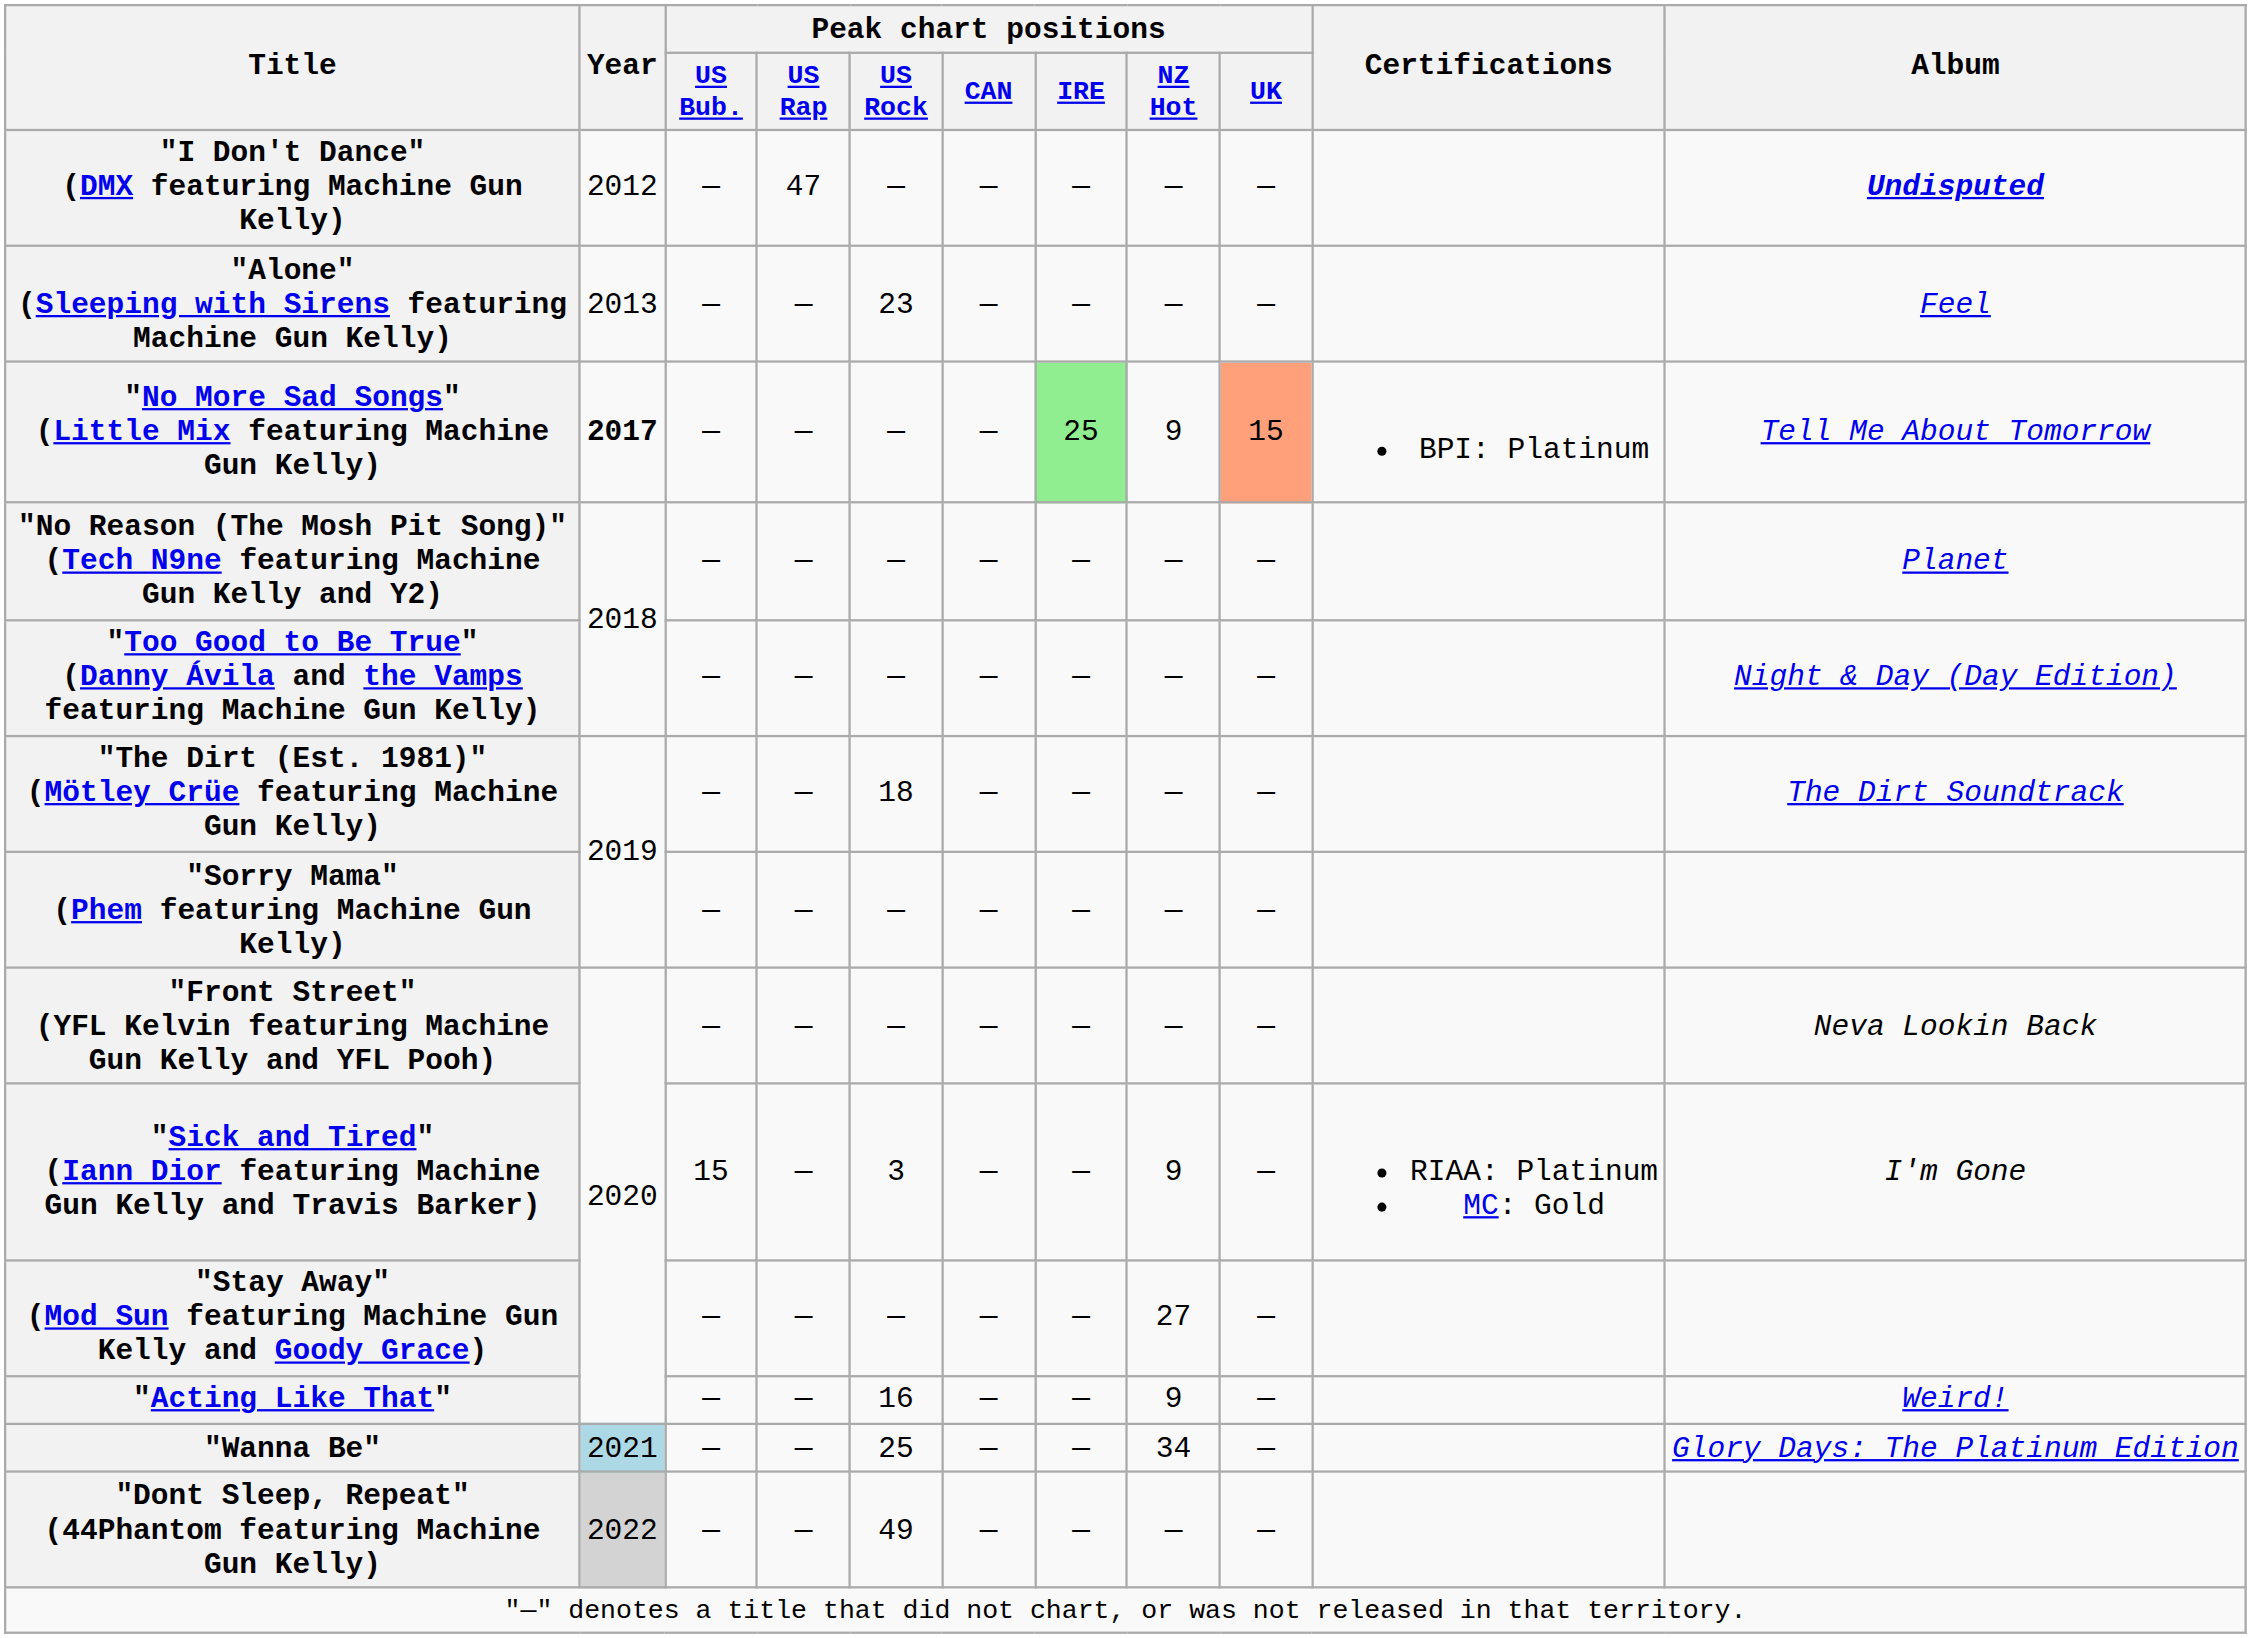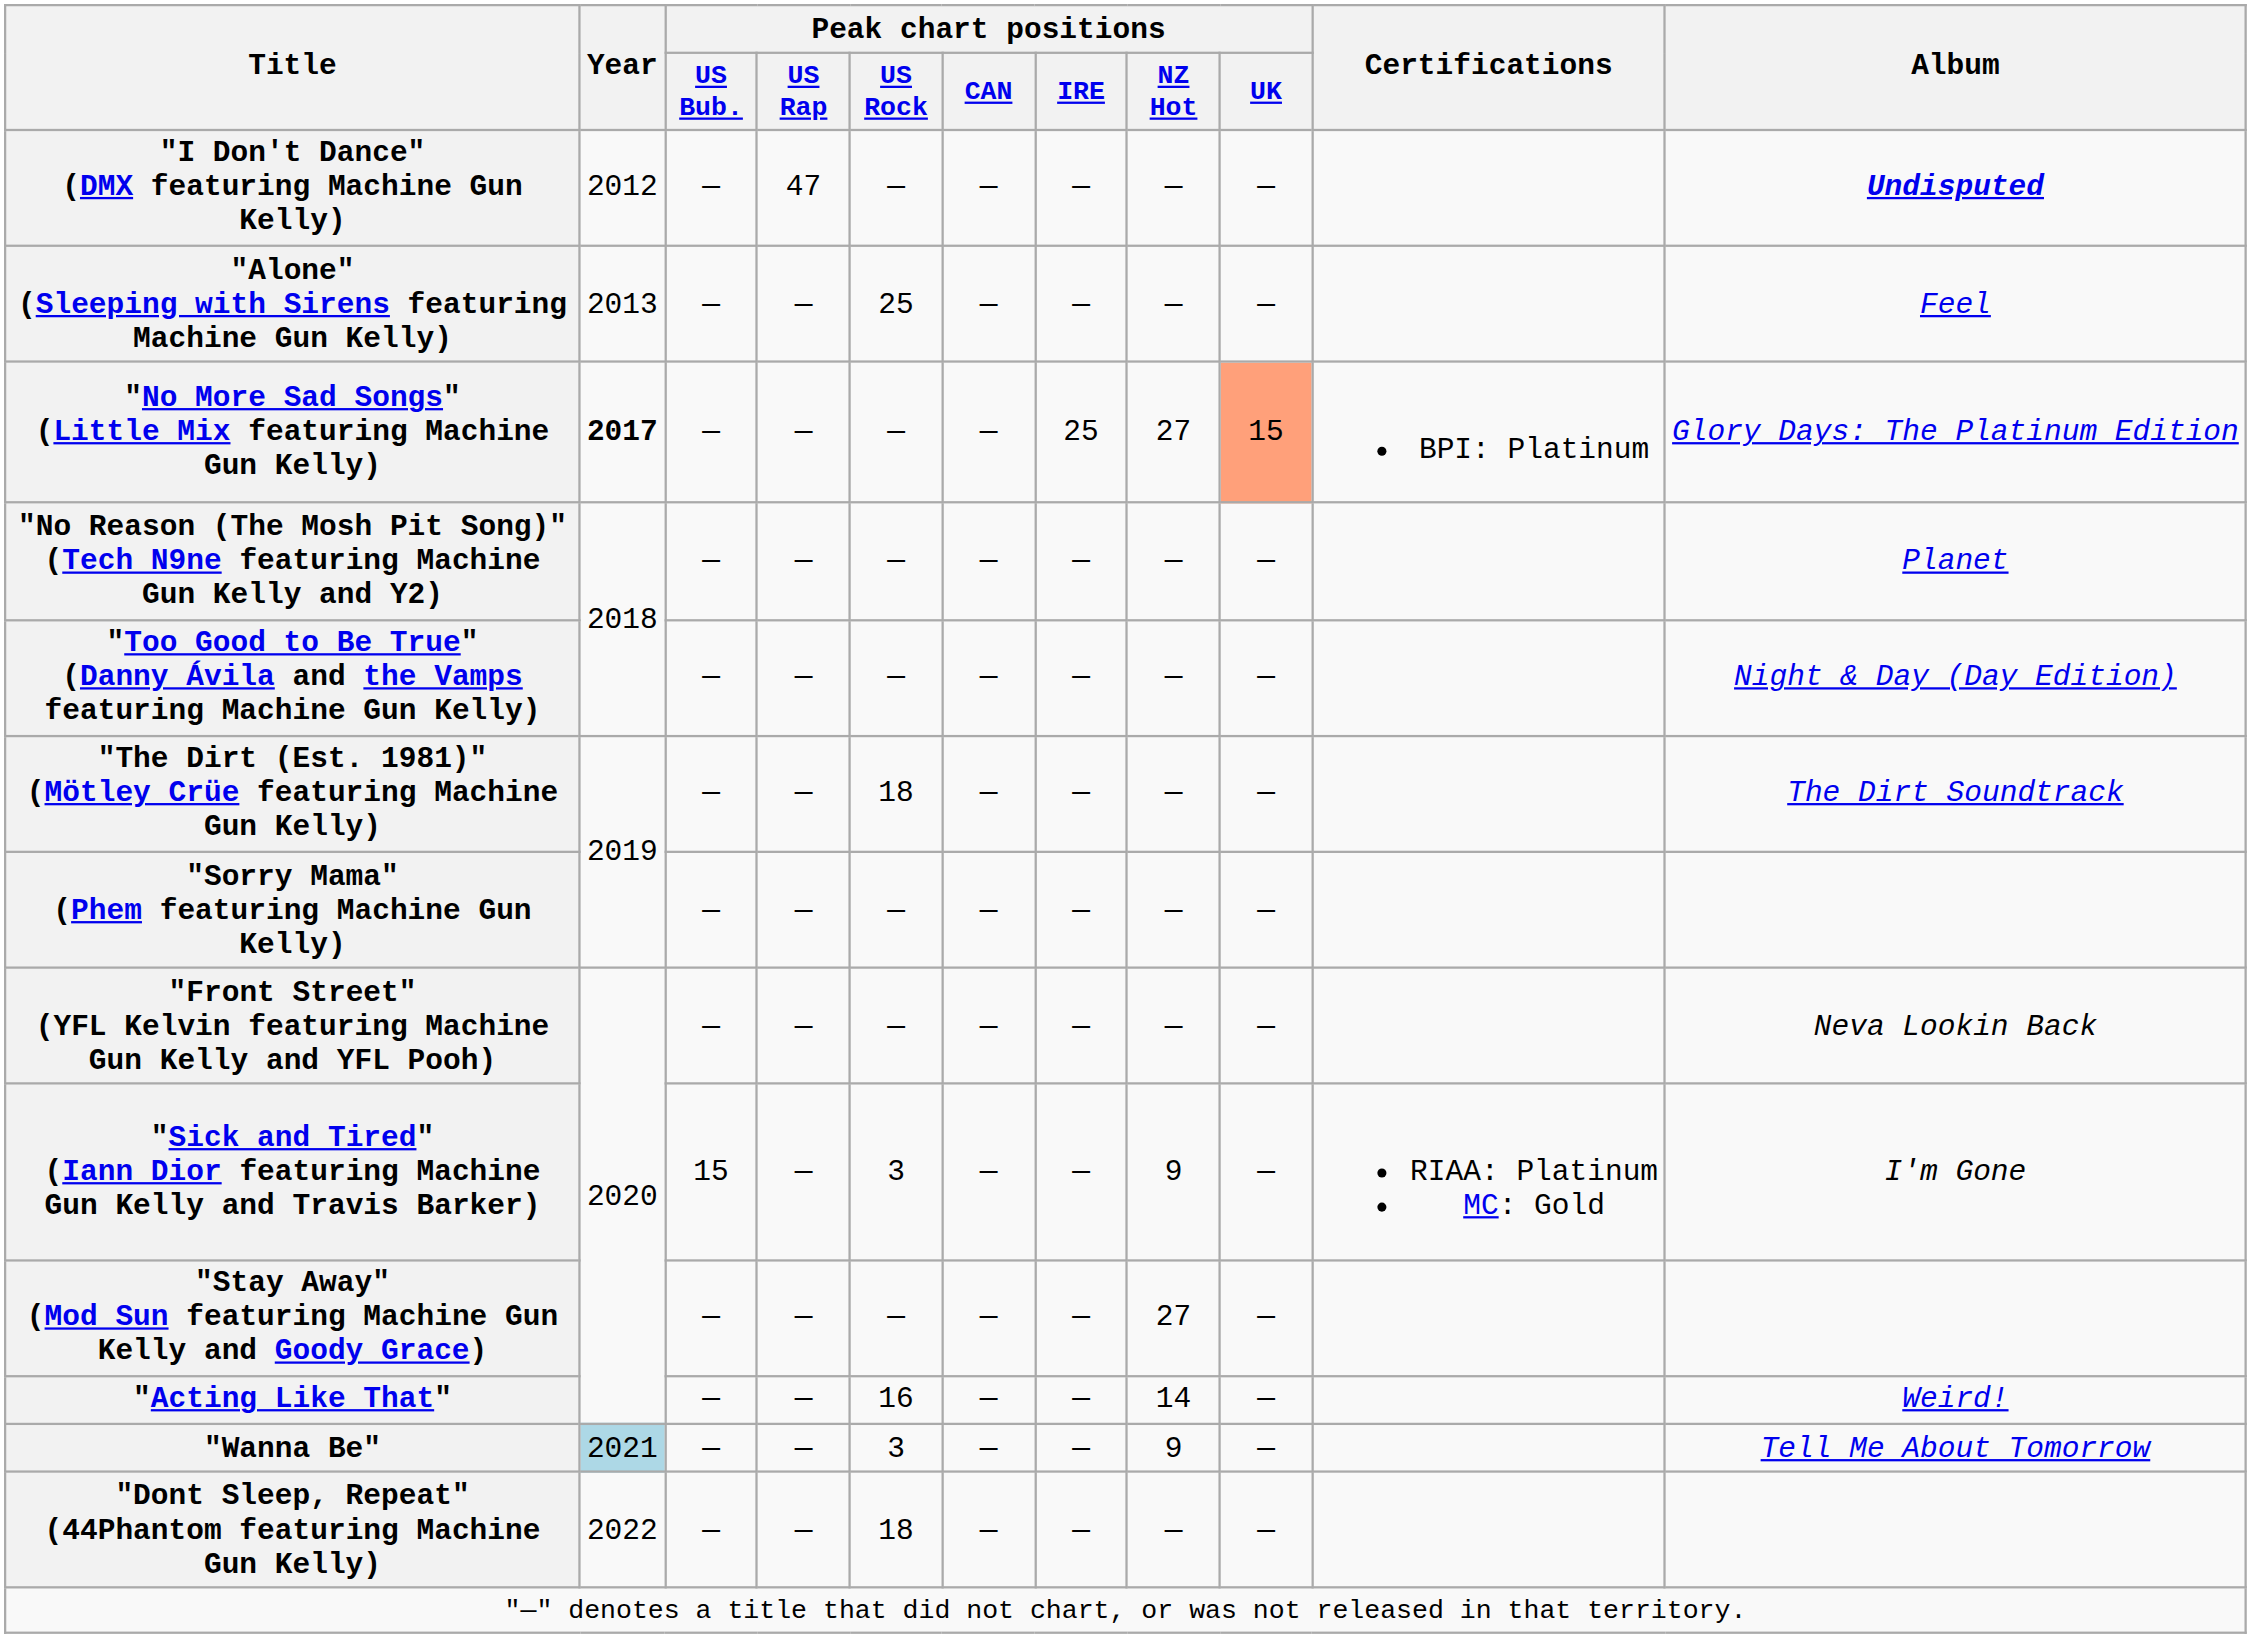(896, 304) 23 -> (896, 304) 25
(1081, 433) lightgreen background -> (1081, 433) no background
(1174, 433) 9 -> (1174, 433) 27
(1955, 433) Tell Me About Tomorrow -> (1955, 433) Glory Days: The Platinum Edition
(1174, 1400) 9 -> (1174, 1400) 14
(896, 1448) 25 -> (896, 1448) 3
(1174, 1448) 34 -> (1174, 1448) 9
(1955, 1448) Glory Days: The Platinum Edition -> (1955, 1448) Tell Me About Tomorrow
(622, 1530) lightgrey background -> (622, 1530) no background
(896, 1530) 49 -> (896, 1530) 18
